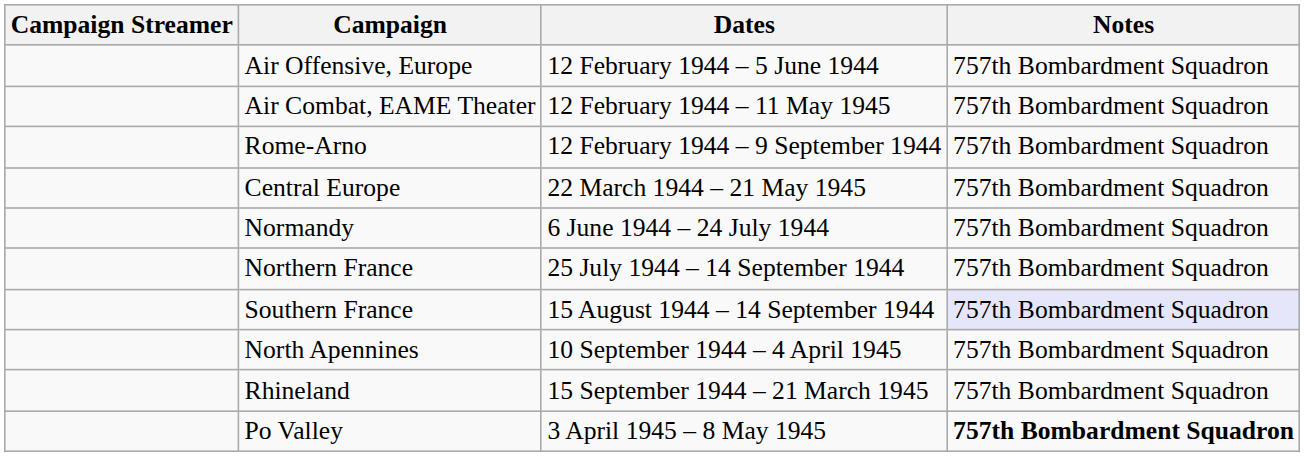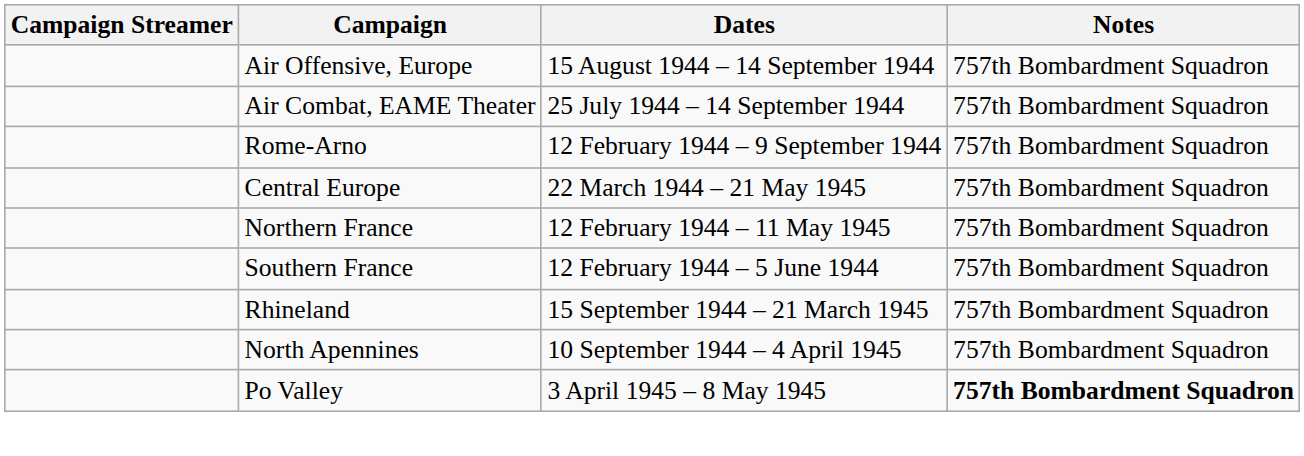(713, 65) 12 February 1944 – 5 June 1944 -> (741, 65) 15 August 1944 – 14 September 1944
(719, 106) 12 February 1944 – 11 May 1945 -> (726, 106) 25 July 1944 – 14 September 1944
- row: (299, 227)
(726, 268) 25 July 1944 – 14 September 1944 -> (719, 227) 12 February 1944 – 11 May 1945
(741, 308) 15 August 1944 – 14 September 1944 -> (713, 268) 12 February 1944 – 5 June 1944
(1111, 308) lavender background -> (1111, 268) no background
rows swapped: (332, 349) <-> (297, 390)
